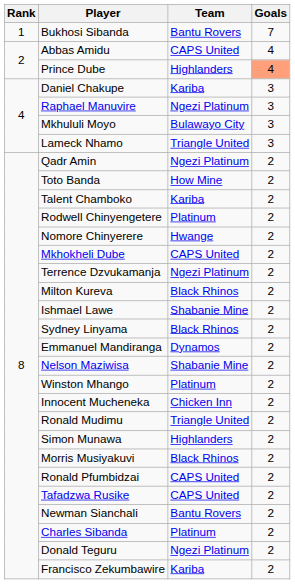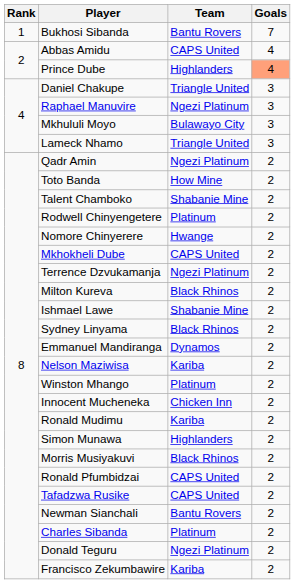(187, 87) Kariba -> (210, 87) Triangle United
(187, 198) Kariba -> (209, 198) Shabanie Mine
(209, 365) Shabanie Mine -> (187, 365) Kariba
(210, 421) Triangle United -> (187, 421) Kariba
